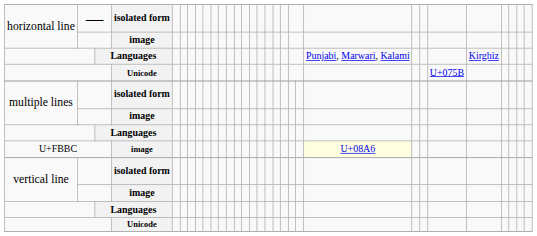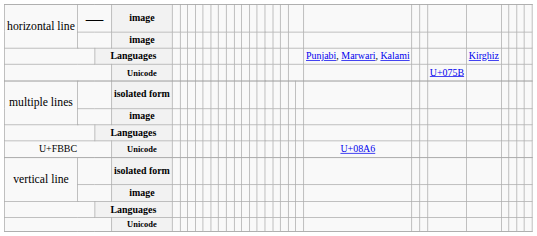(142, 18) isolated form -> (142, 18) image
(142, 149) image -> (142, 149) Unicode
(358, 149) lightyellow background -> (358, 149) no background
